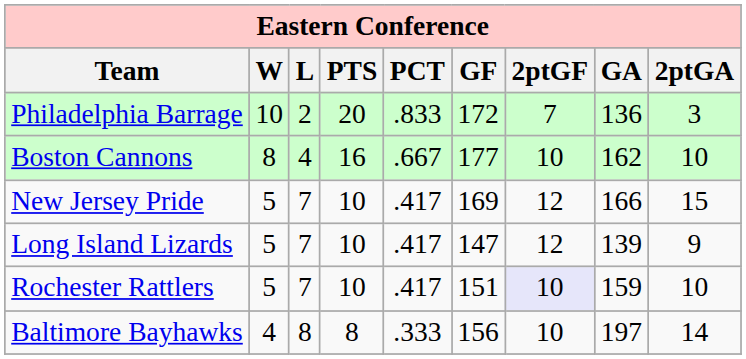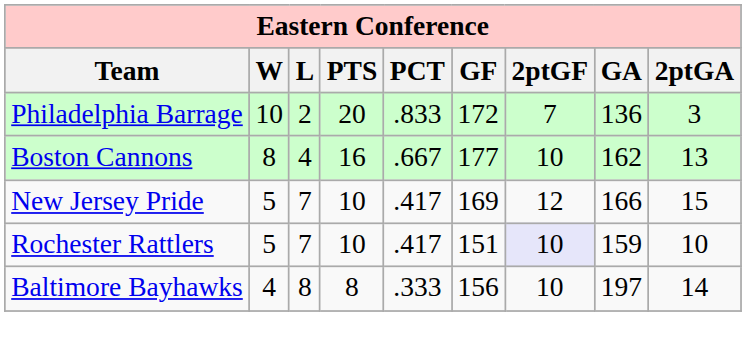(694, 157) 10 -> (694, 157) 13
- row: (122, 244)
